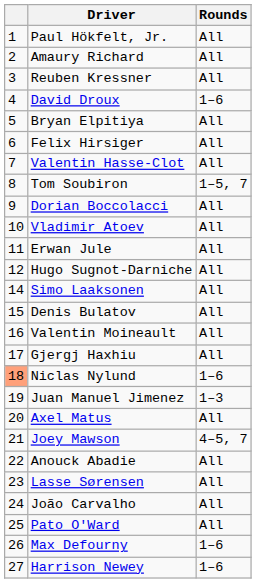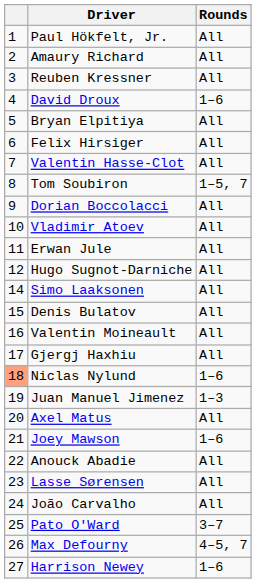(223, 440) 4–5, 7 -> (211, 440) 1–6
(211, 525) All -> (211, 525) 3–7
(211, 546) 1–6 -> (223, 546) 4–5, 7
